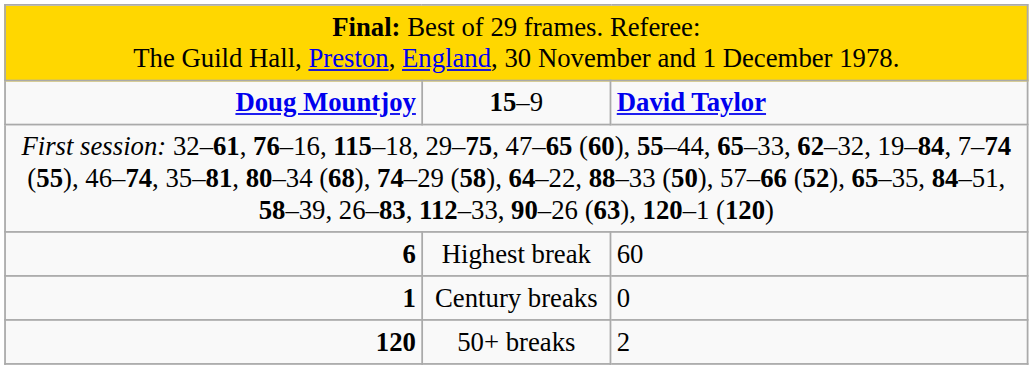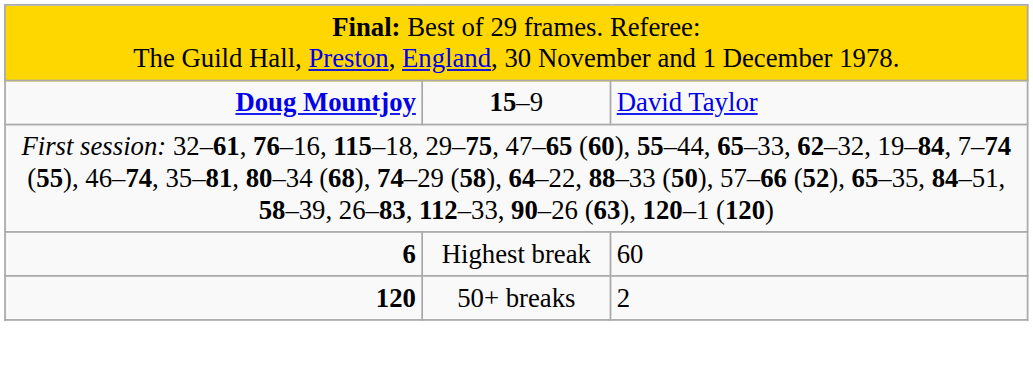(691, 102) bold -> (687, 102) normal
- row: (516, 298)
